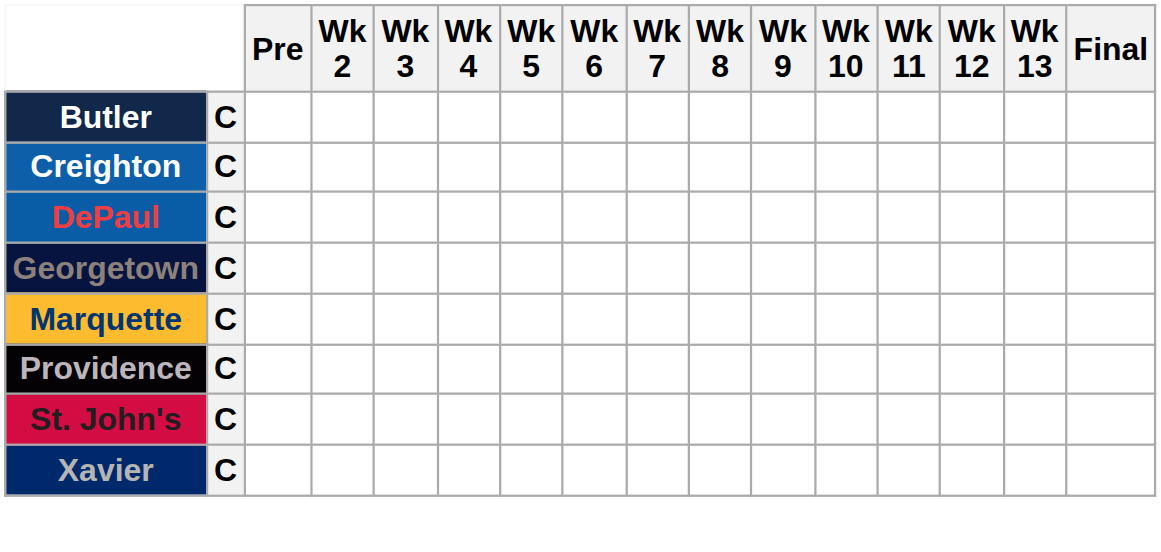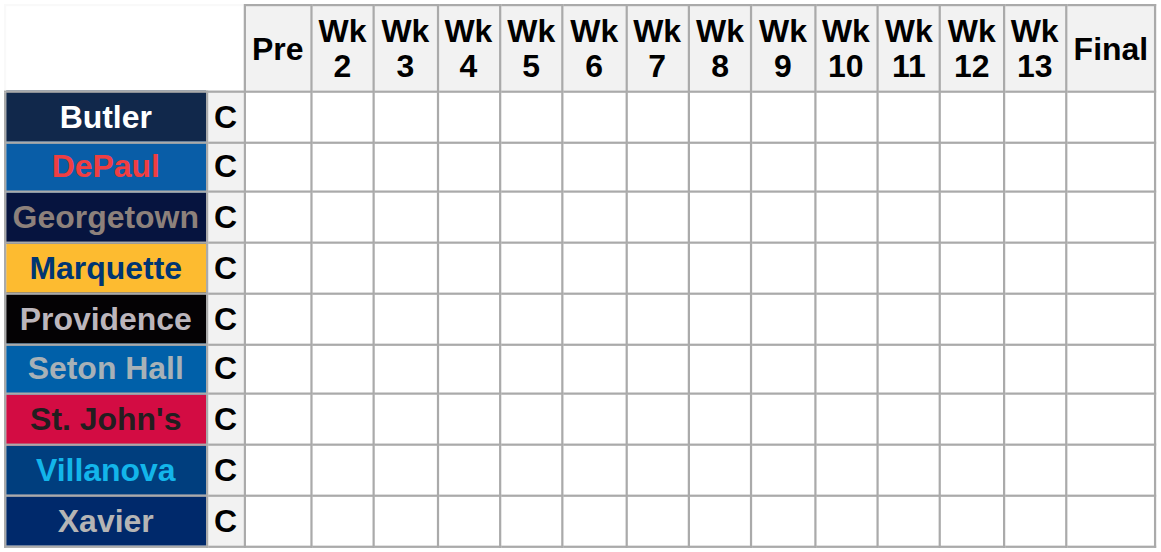- row: (106, 167)
+ row: (106, 369)
+ row: (106, 470)
